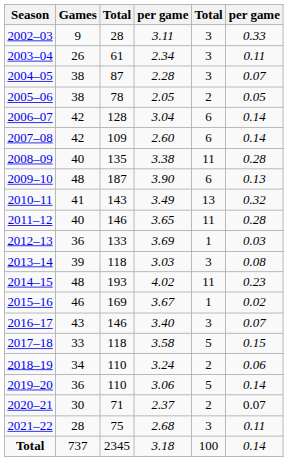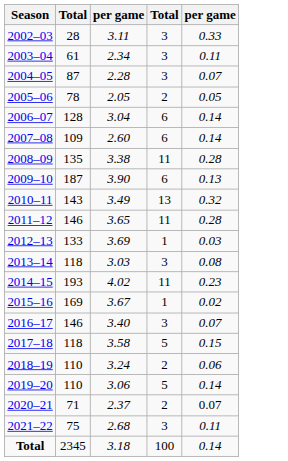- column: (78, 14)
